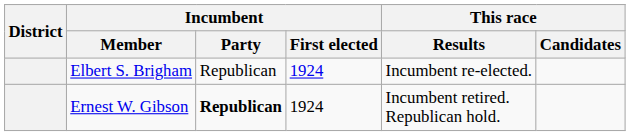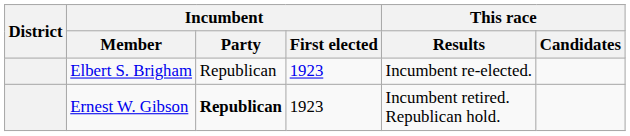(306, 71) 1924 -> (306, 71) 1923
(306, 107) 1924 -> (306, 107) 1923
